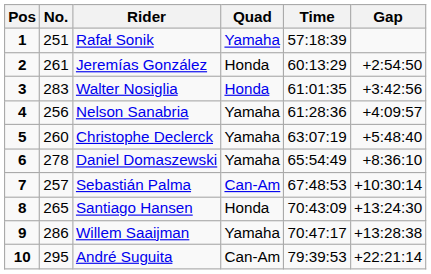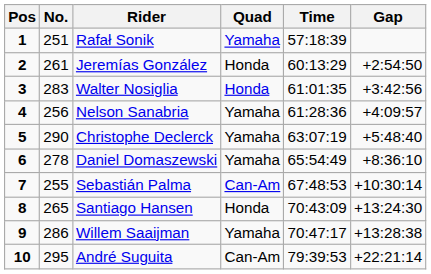(56, 136) 260 -> (56, 136) 290
(56, 184) 257 -> (56, 184) 255
